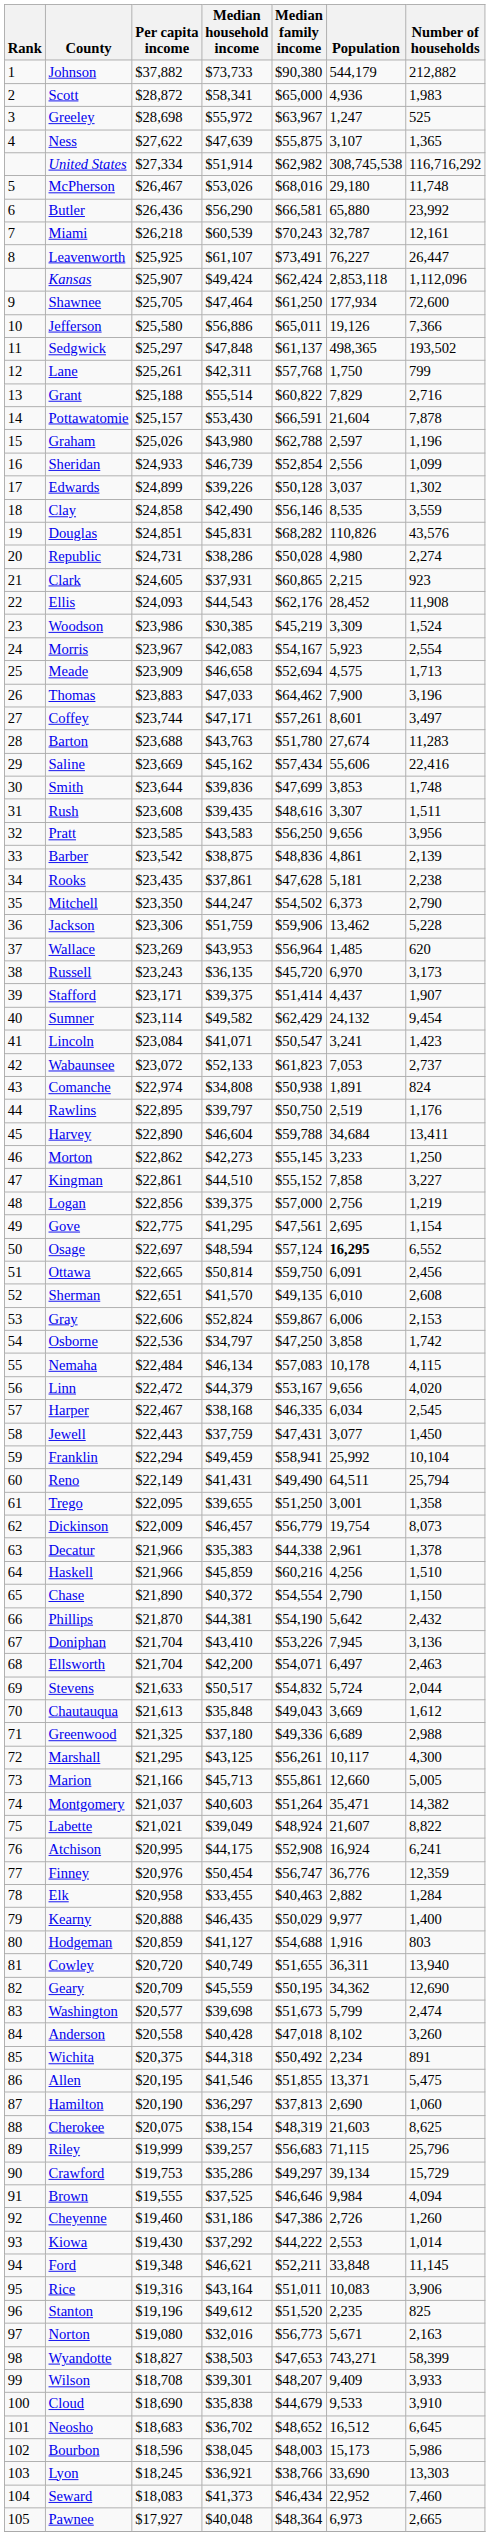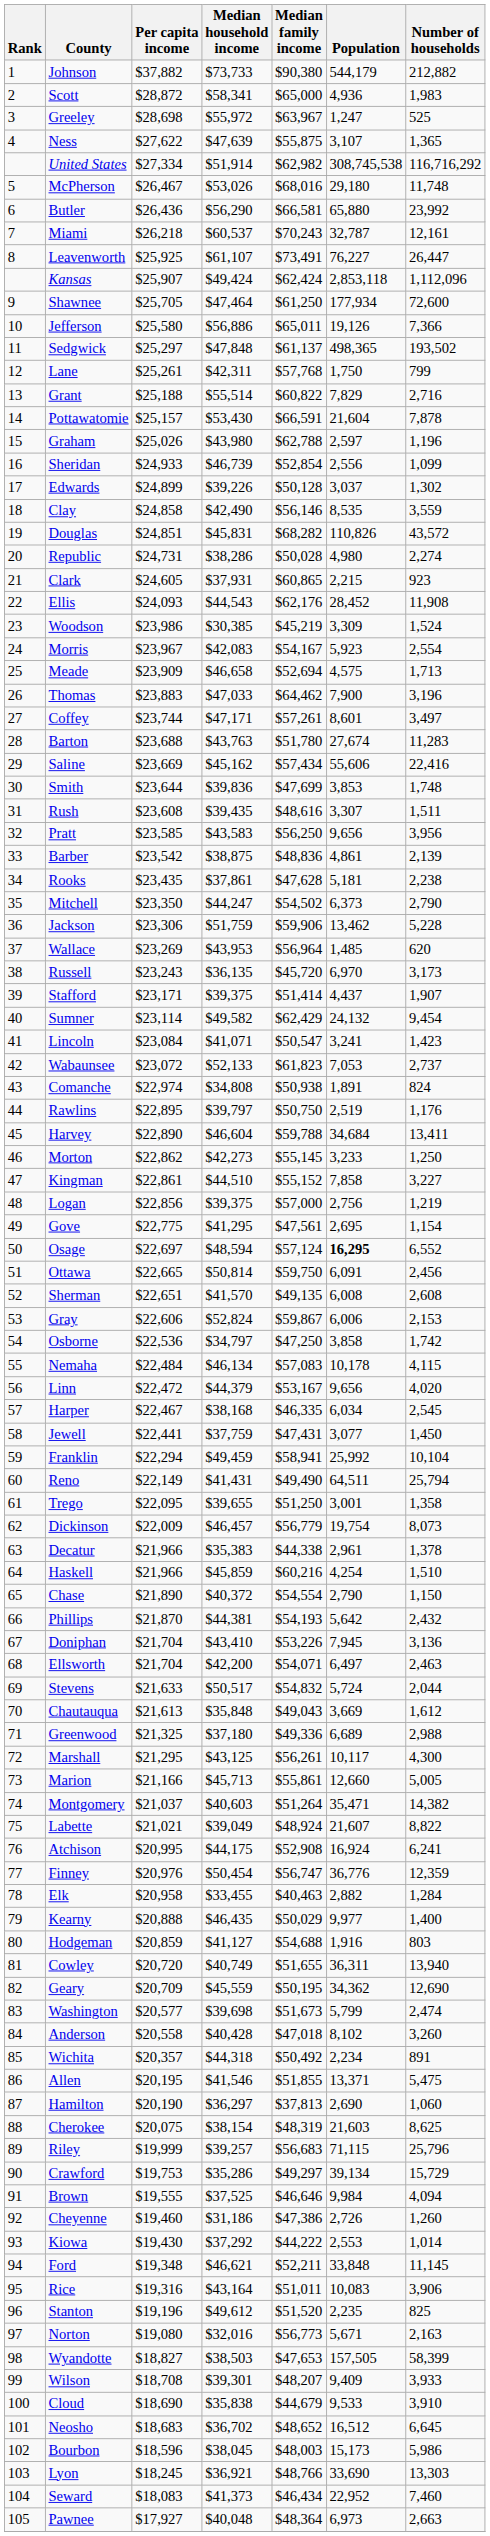(229, 233) $60,539 -> (229, 233) $60,537
(429, 533) 43,576 -> (429, 533) 43,572
(346, 1295) 6,010 -> (346, 1295) 6,008
(159, 1434) $22,443 -> (159, 1434) $22,441
(346, 1572) 4,256 -> (346, 1572) 4,254
(299, 1619) $54,190 -> (299, 1619) $54,193
(159, 2057) $20,375 -> (159, 2057) $20,357
(353, 2357) 743,271 -> (353, 2357) 157,505
(299, 2473) $38,766 -> (299, 2473) $48,766
(425, 2519) 2,665 -> (425, 2519) 2,663
